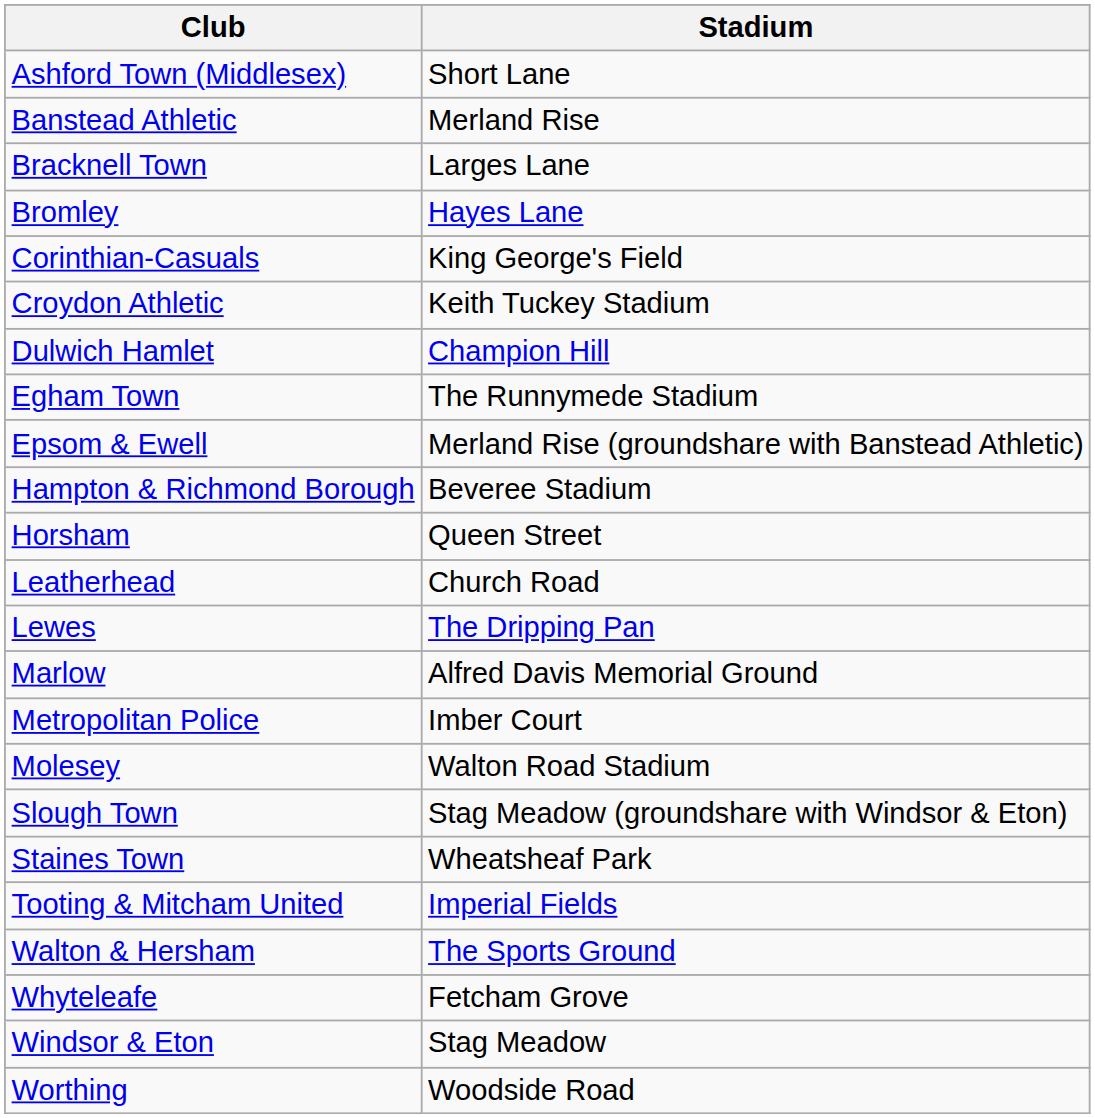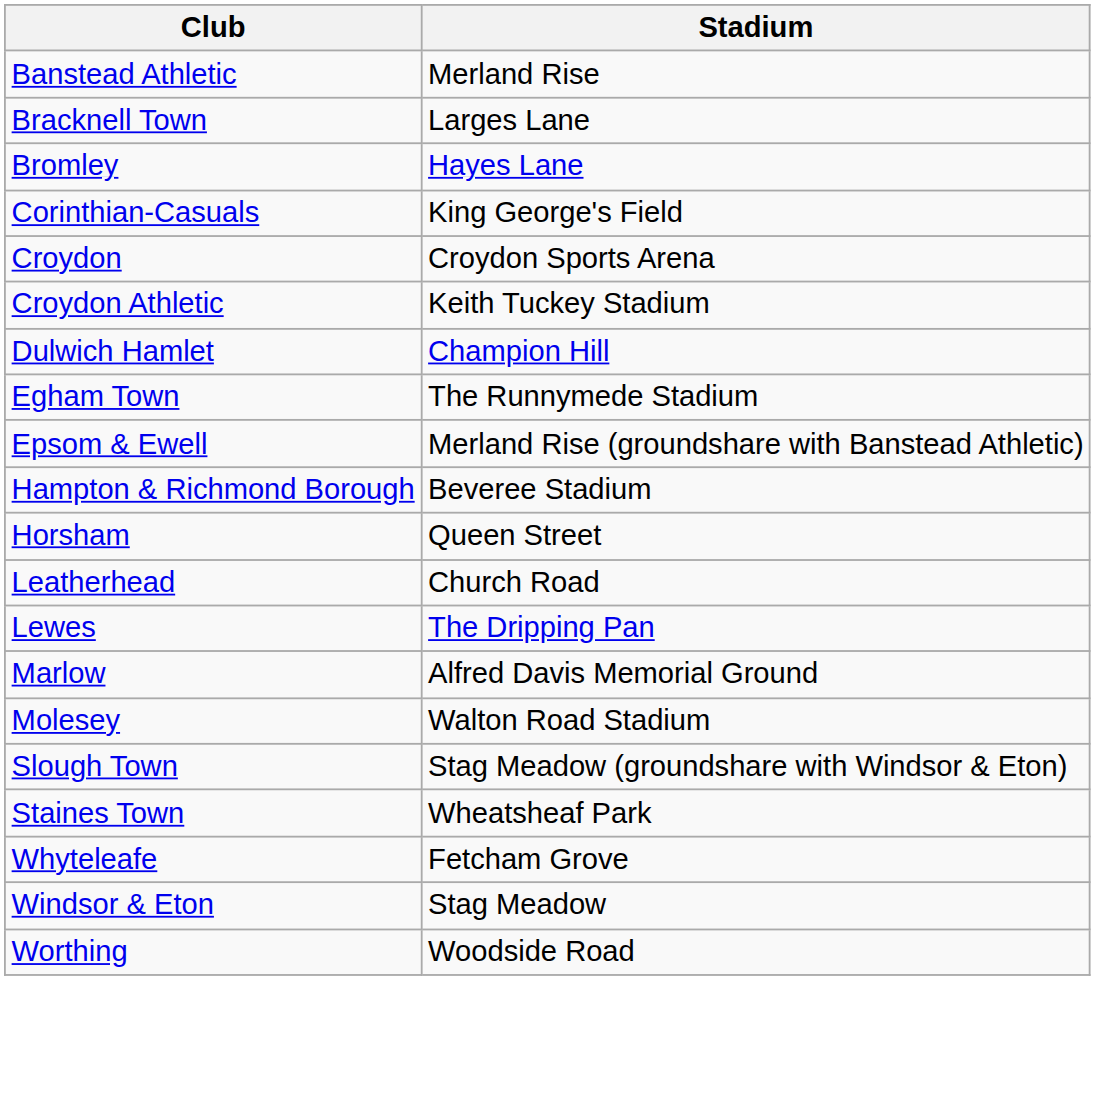- row: (179, 73)
+ row: (67, 258)
- row: (135, 720)
- row: (178, 905)
- row: (133, 951)
